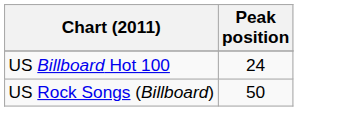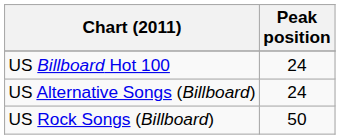+ row: (132, 92)
